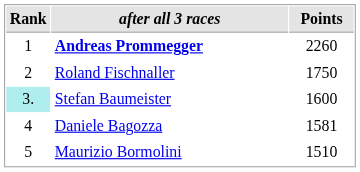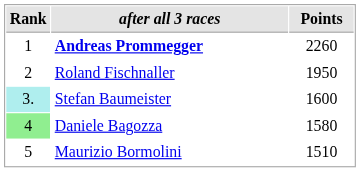(322, 72) 1750 -> (322, 72) 1950
(28, 125) no background -> (28, 125) lightgreen background
(322, 125) 1581 -> (322, 125) 1580
